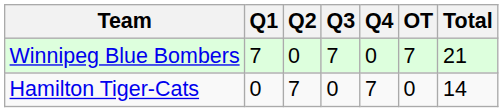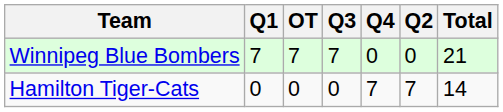columns swapped: (302, 21) <-> (418, 21)
